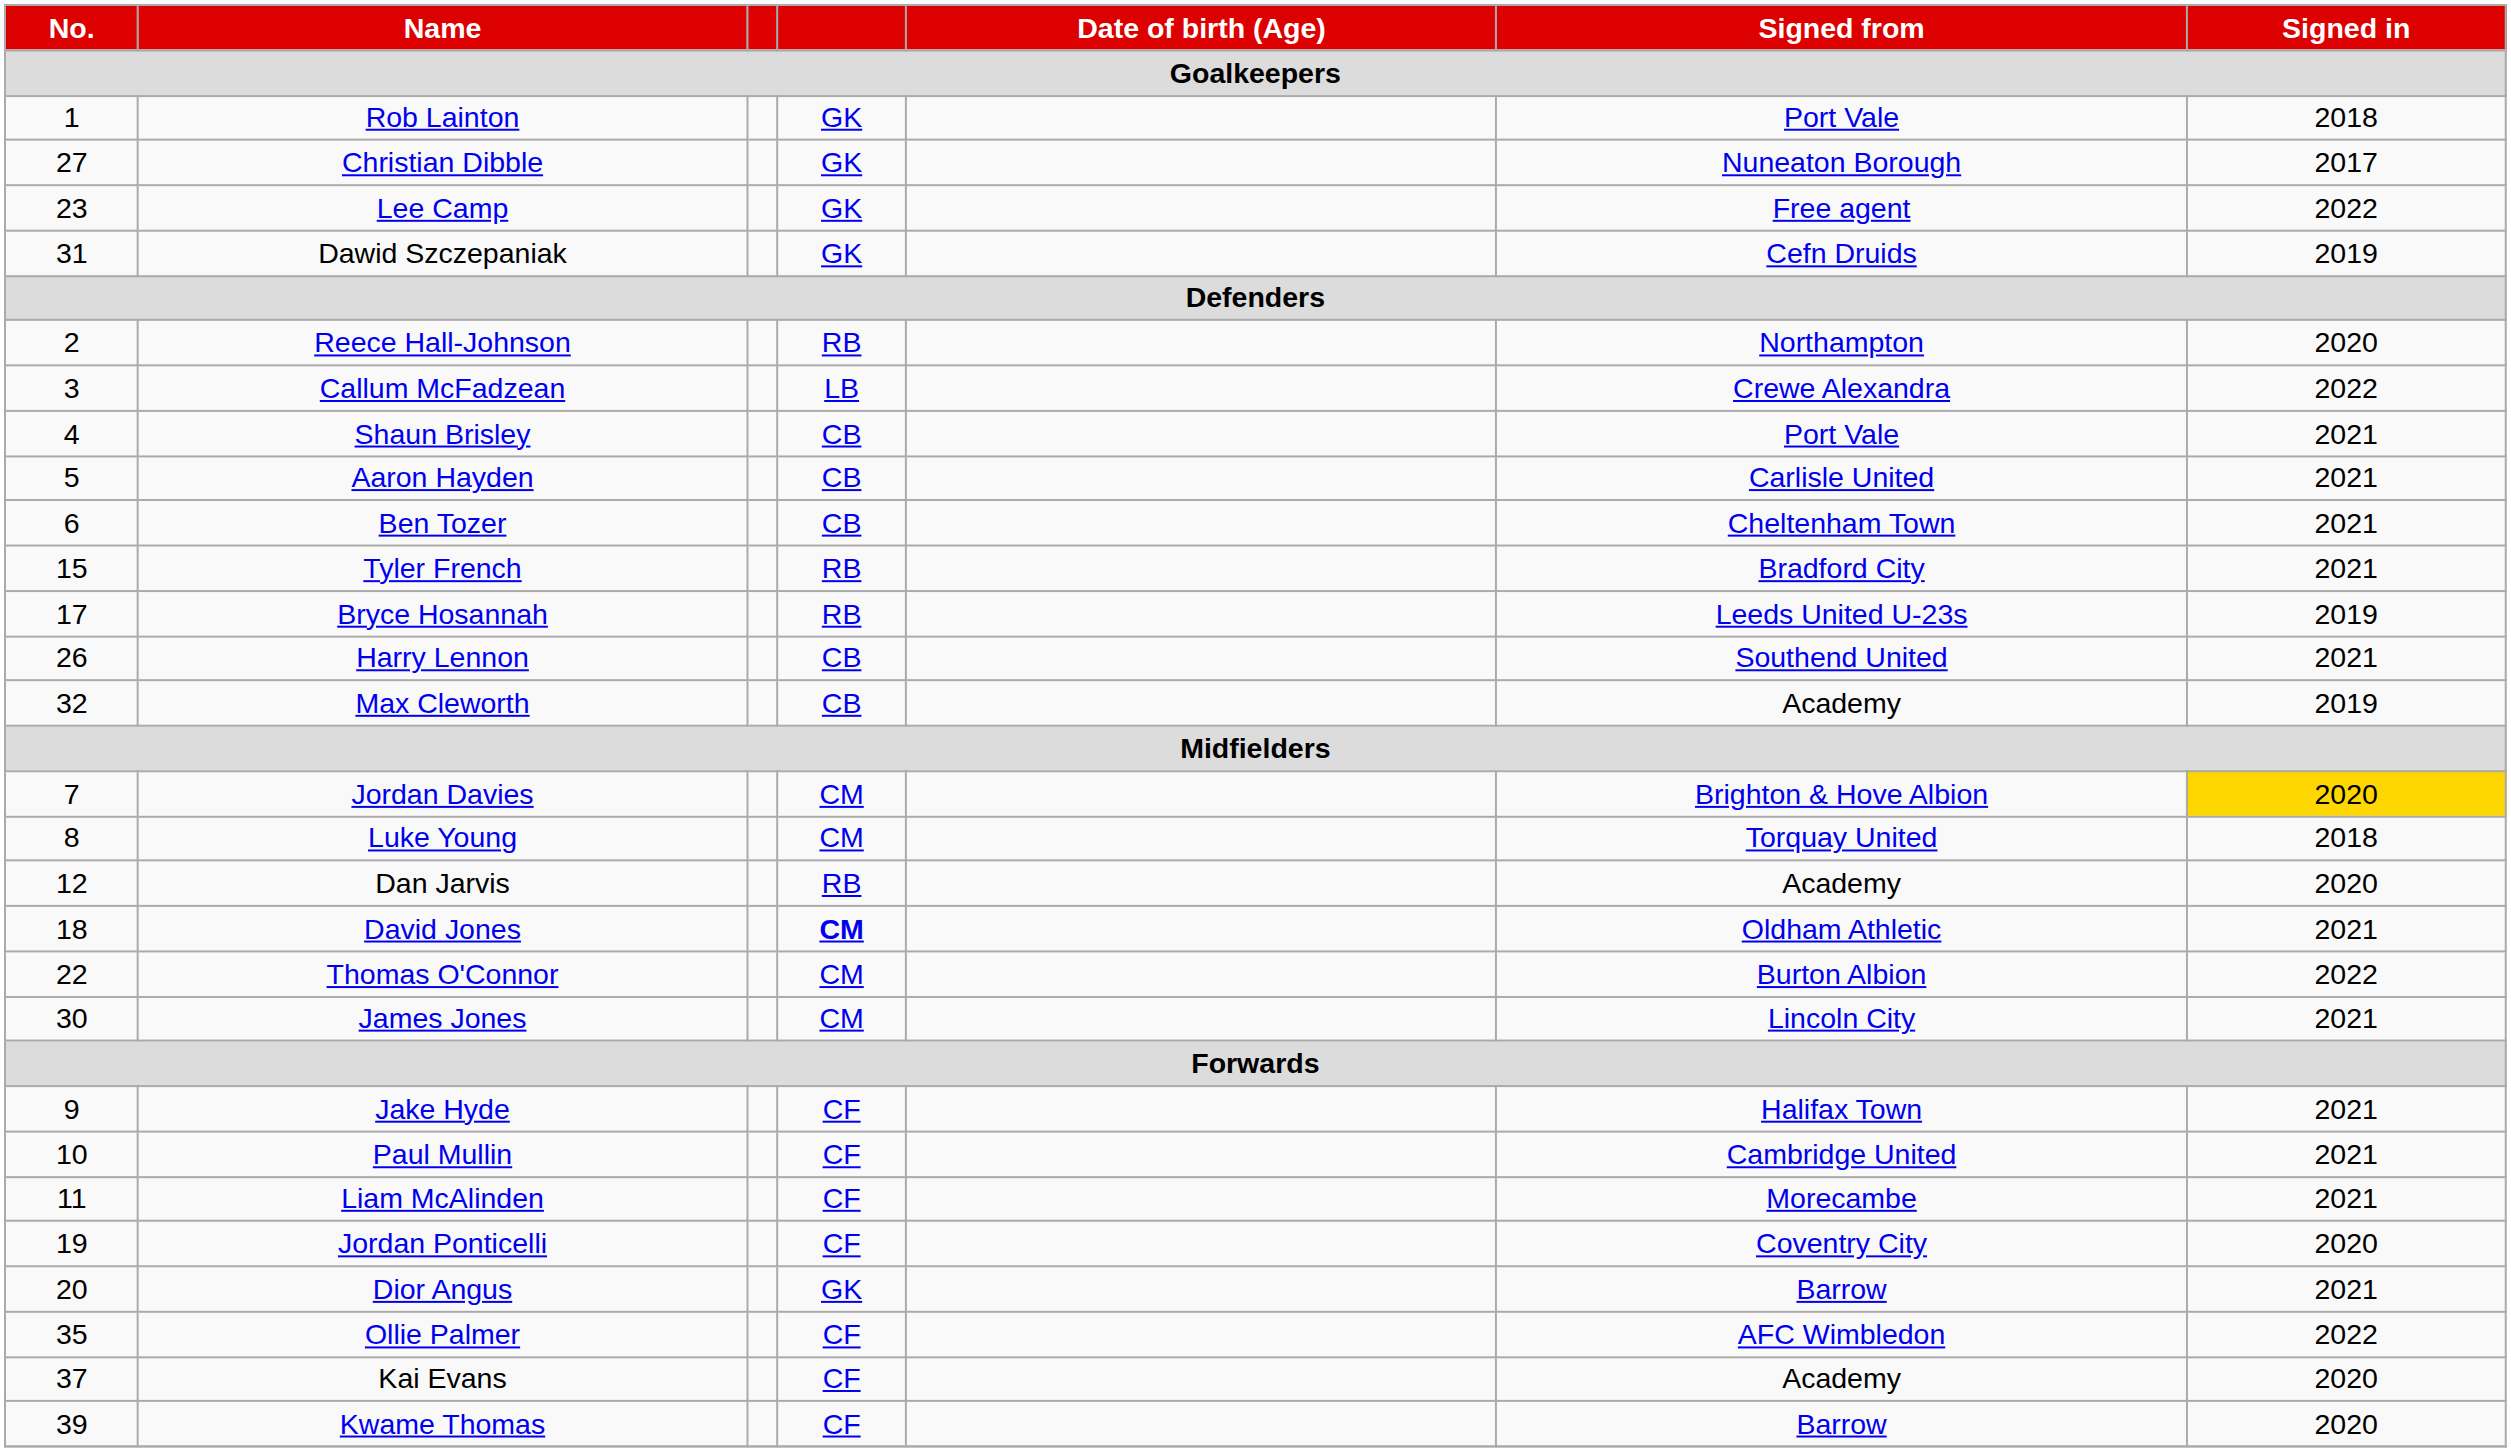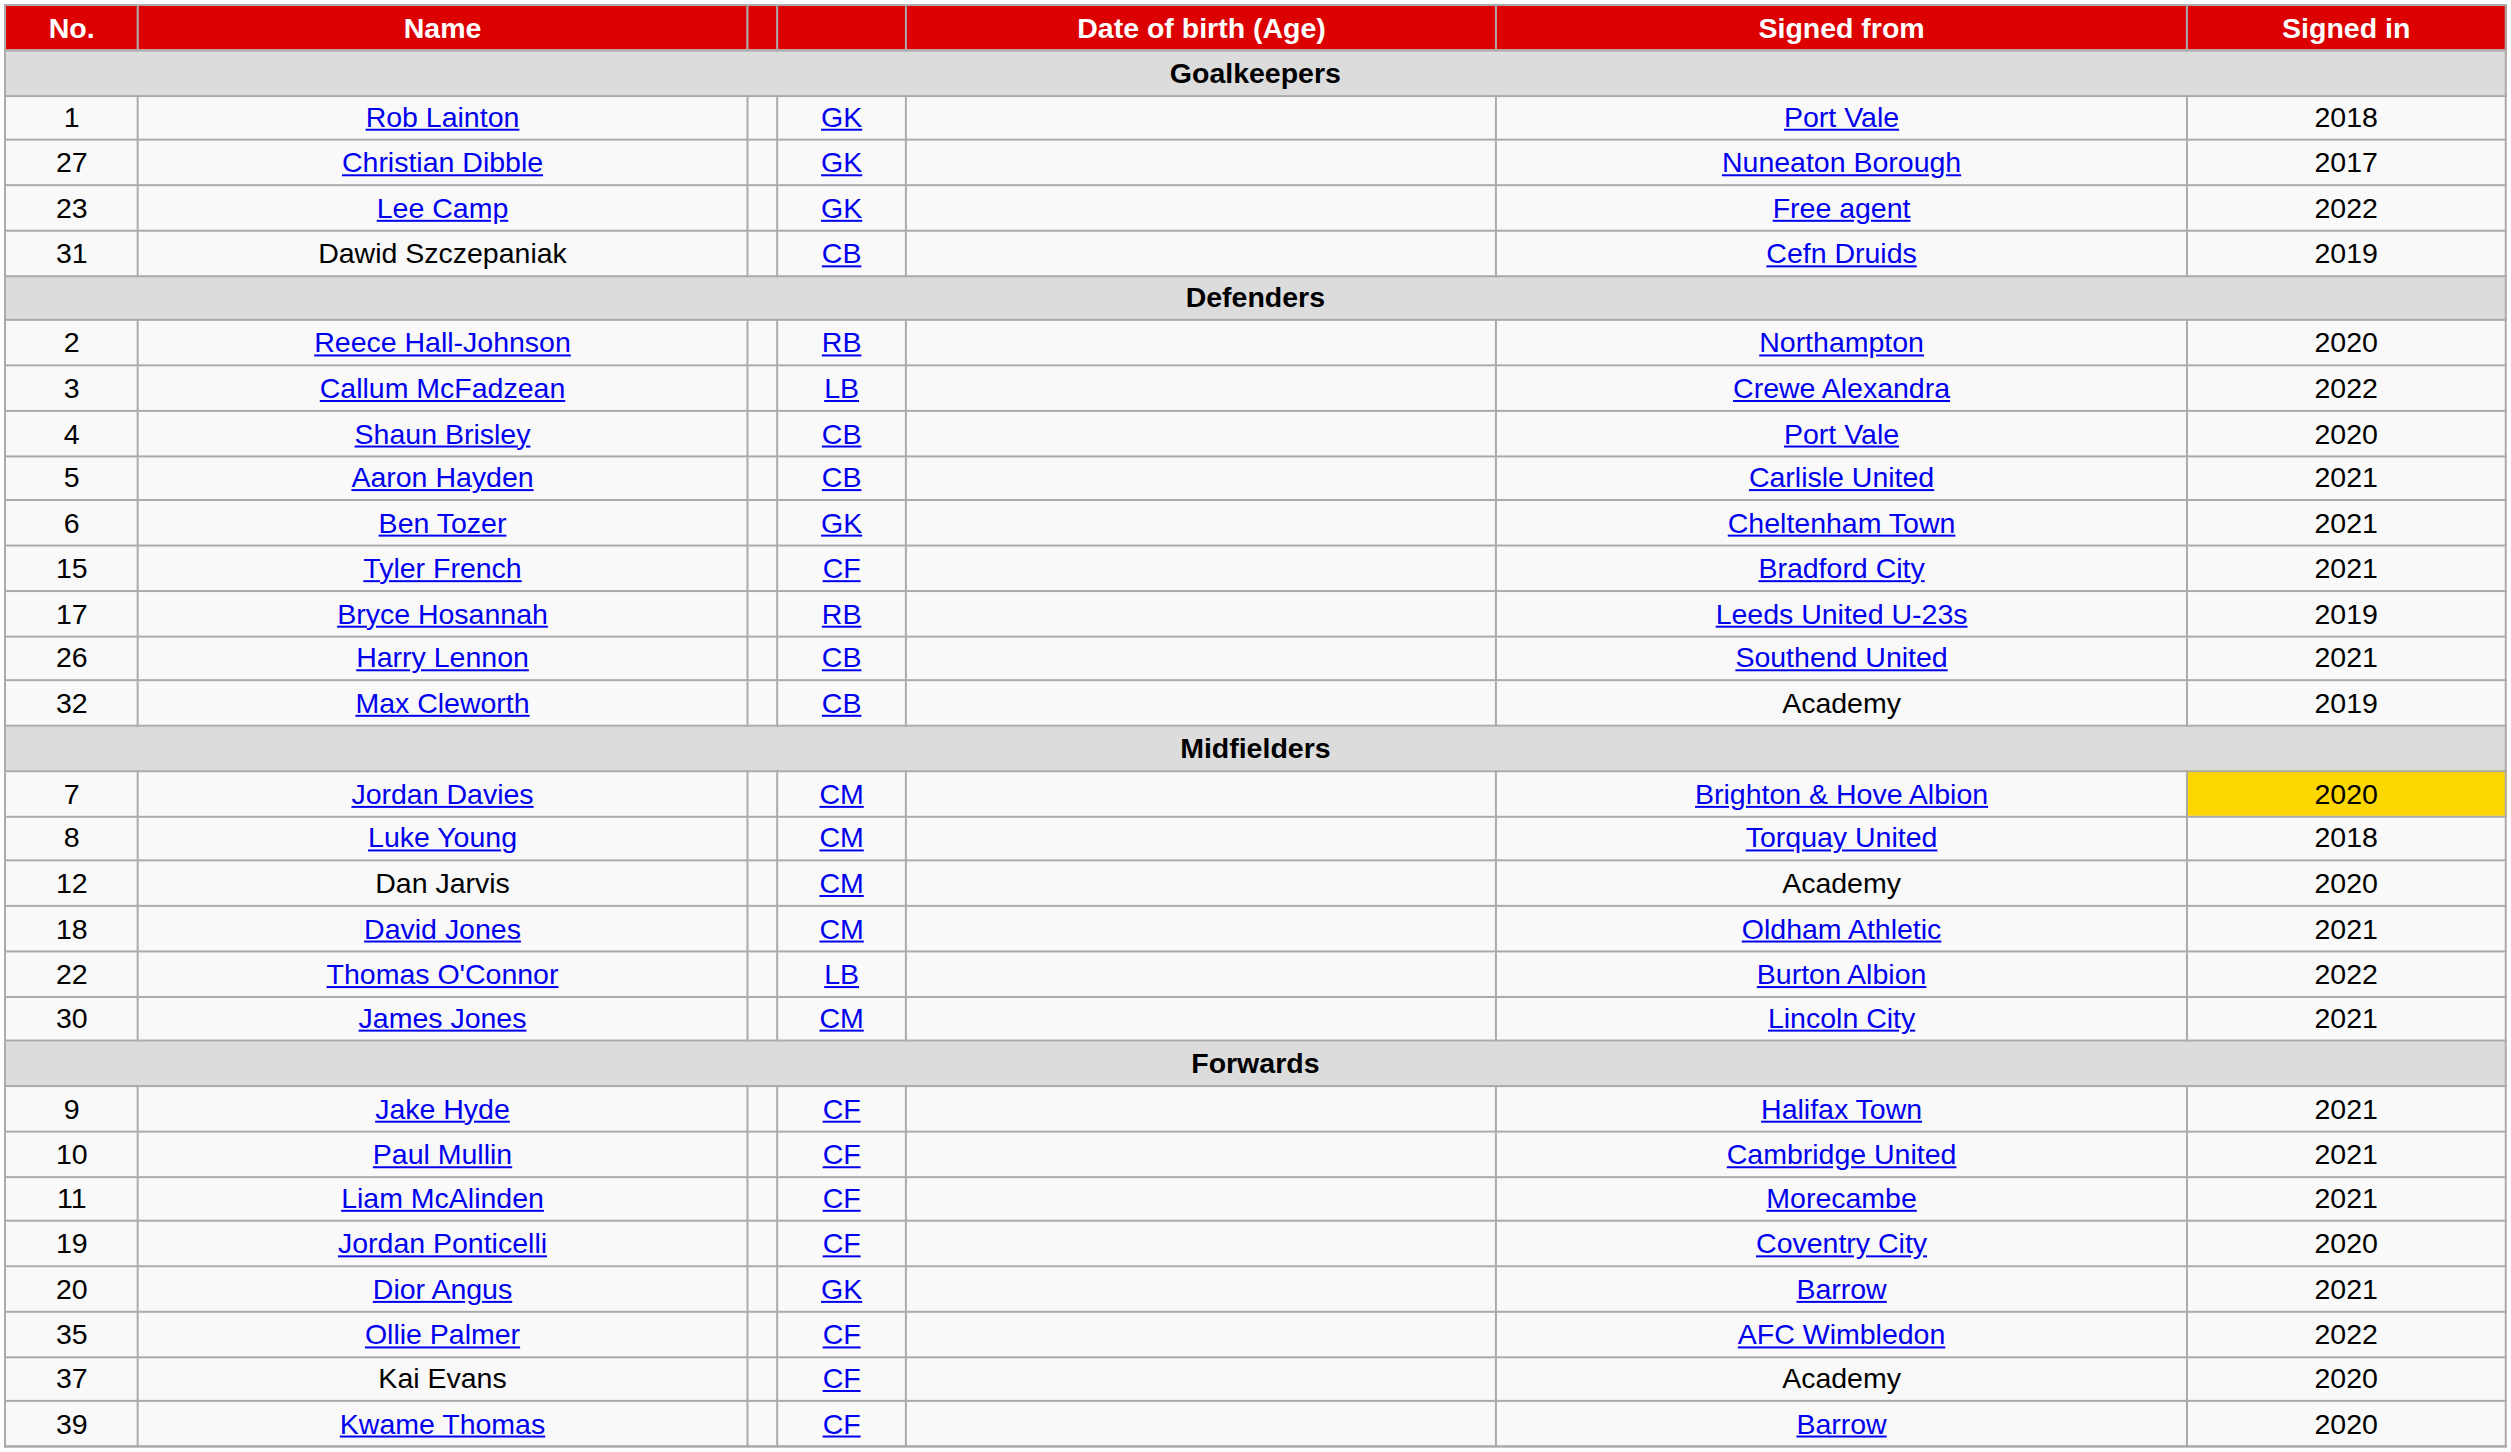(842, 253) GK -> (842, 253) CB
(2346, 433) 2021 -> (2346, 433) 2020
(842, 523) CB -> (842, 523) GK
(842, 568) RB -> (842, 568) CF
(842, 884) RB -> (842, 884) CM
(842, 929) bold -> (842, 929) normal
(842, 974) CM -> (842, 974) LB
